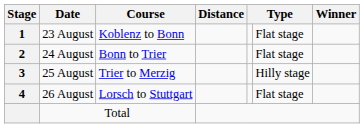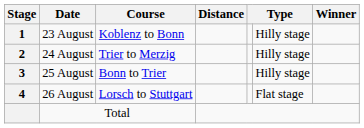(280, 34) Flat stage -> (283, 34) Hilly stage
(132, 53) Bonn to Trier -> (137, 53) Trier to Merzig
(280, 53) Flat stage -> (283, 53) Hilly stage
(137, 73) Trier to Merzig -> (132, 73) Bonn to Trier
